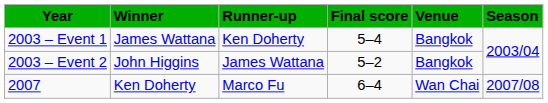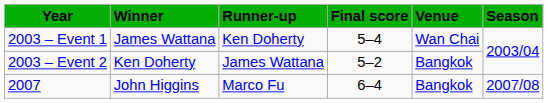(444, 39) Bangkok -> (447, 39) Wan Chai
(156, 62) John Higgins -> (155, 62) Ken Doherty
(155, 86) Ken Doherty -> (156, 86) John Higgins
(447, 86) Wan Chai -> (444, 86) Bangkok
